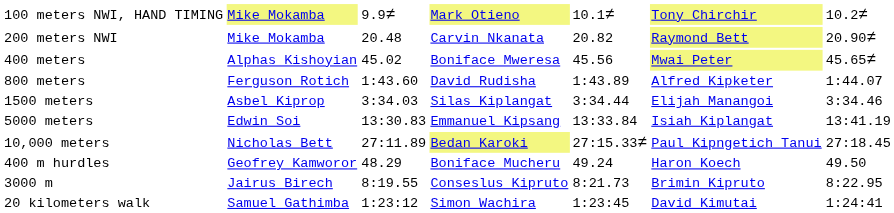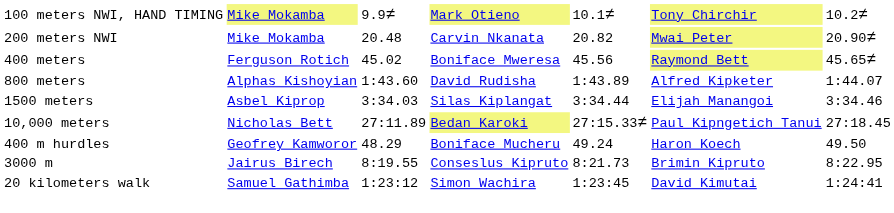(700, 37) Raymond Bett -> (692, 37) Mwai Peter
(292, 60) Alphas Kishoyian -> (288, 60) Ferguson Rotich
(692, 60) Mwai Peter -> (700, 60) Raymond Bett
(288, 82) Ferguson Rotich -> (292, 82) Alphas Kishoyian
- row: (49, 121)
